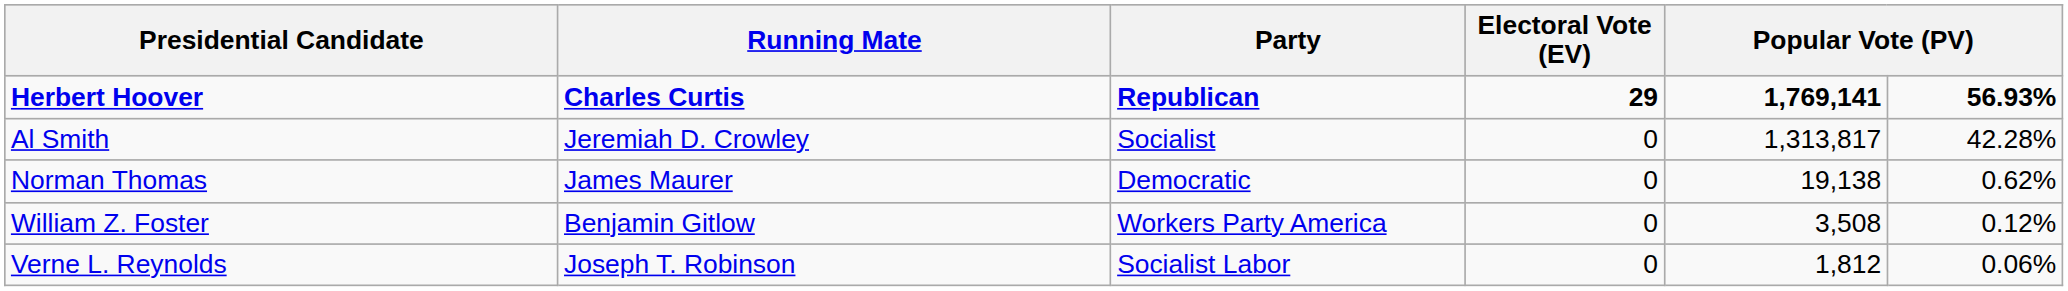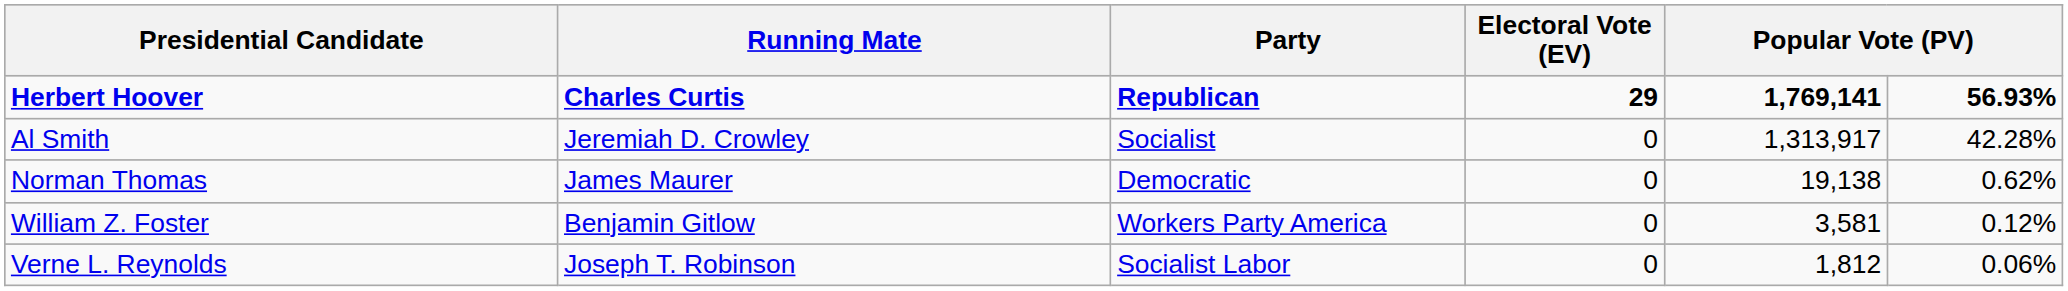(1822, 138) 1,313,817 -> (1822, 138) 1,313,917
(1848, 222) 3,508 -> (1848, 222) 3,581
